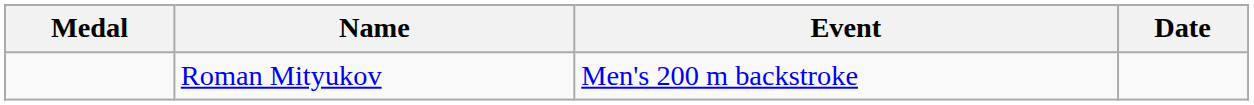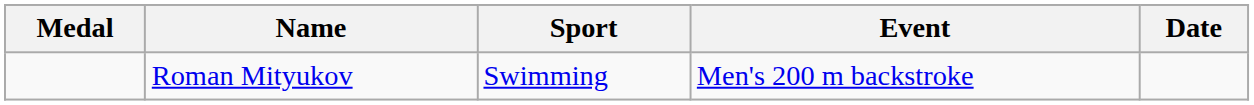+ column: (584, 28)
